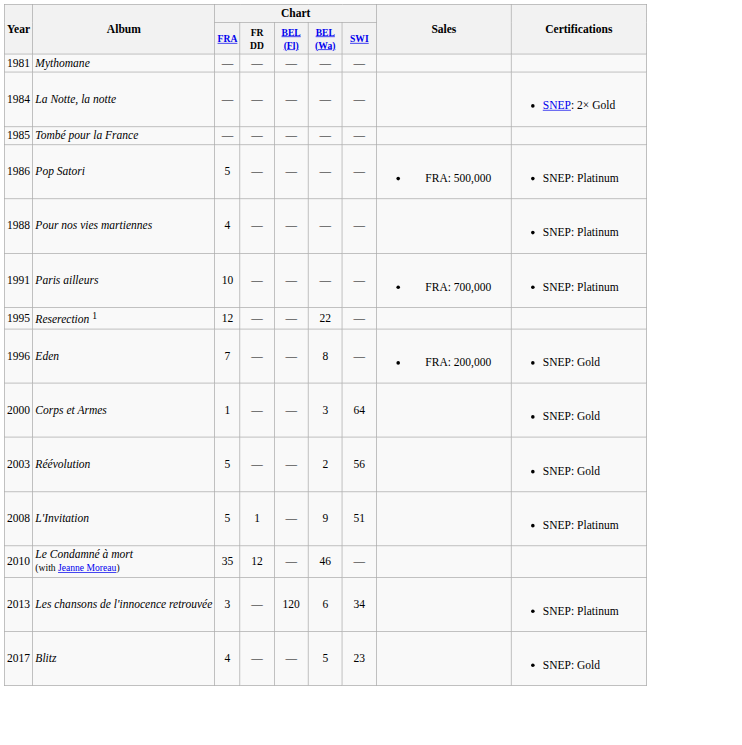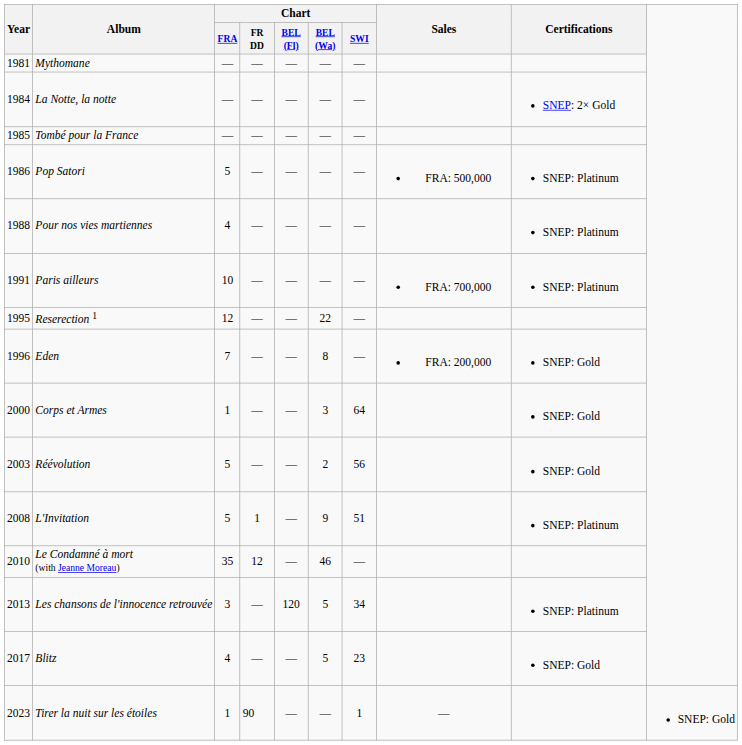(325, 604) 6 -> (325, 604) 5
+ row: (96, 712)
